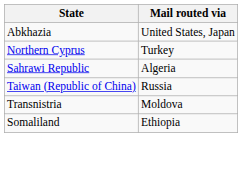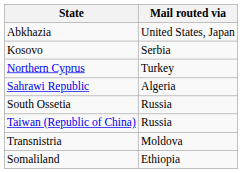+ row: (25, 50)
+ row: (39, 104)
